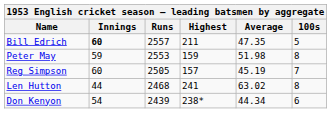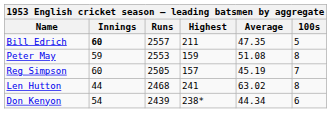(252, 56) 51.98 -> (252, 56) 51.08
